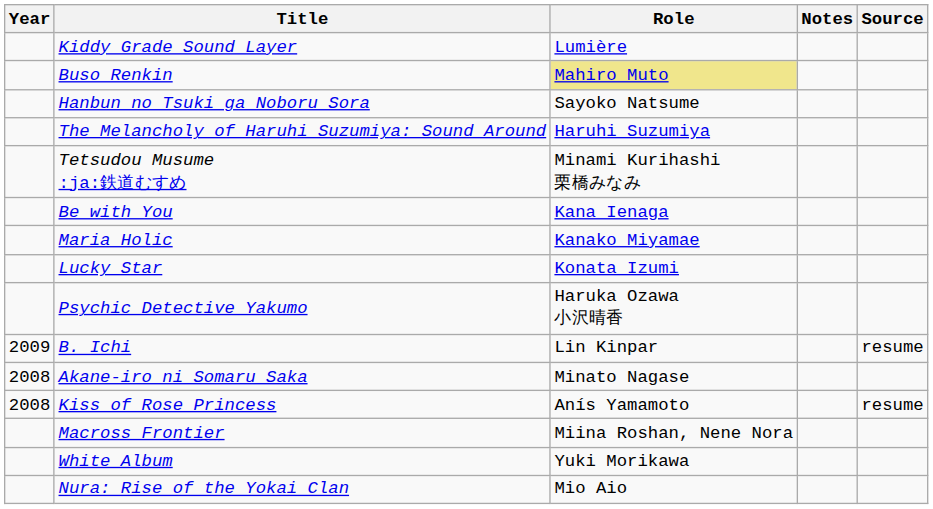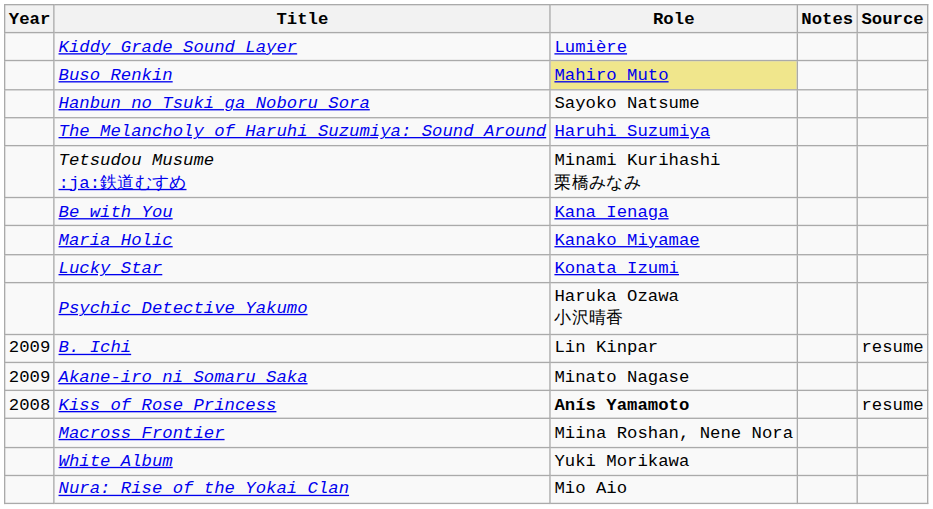(30, 377) 2008 -> (30, 377) 2009
(622, 405) normal -> (622, 405) bold
